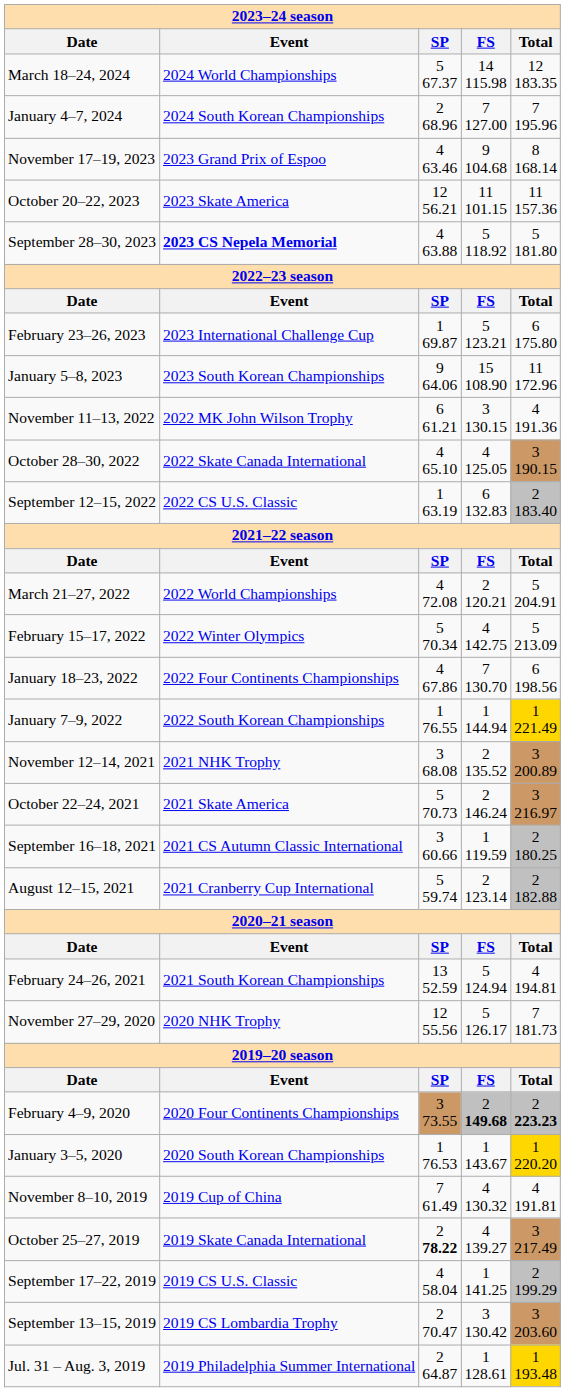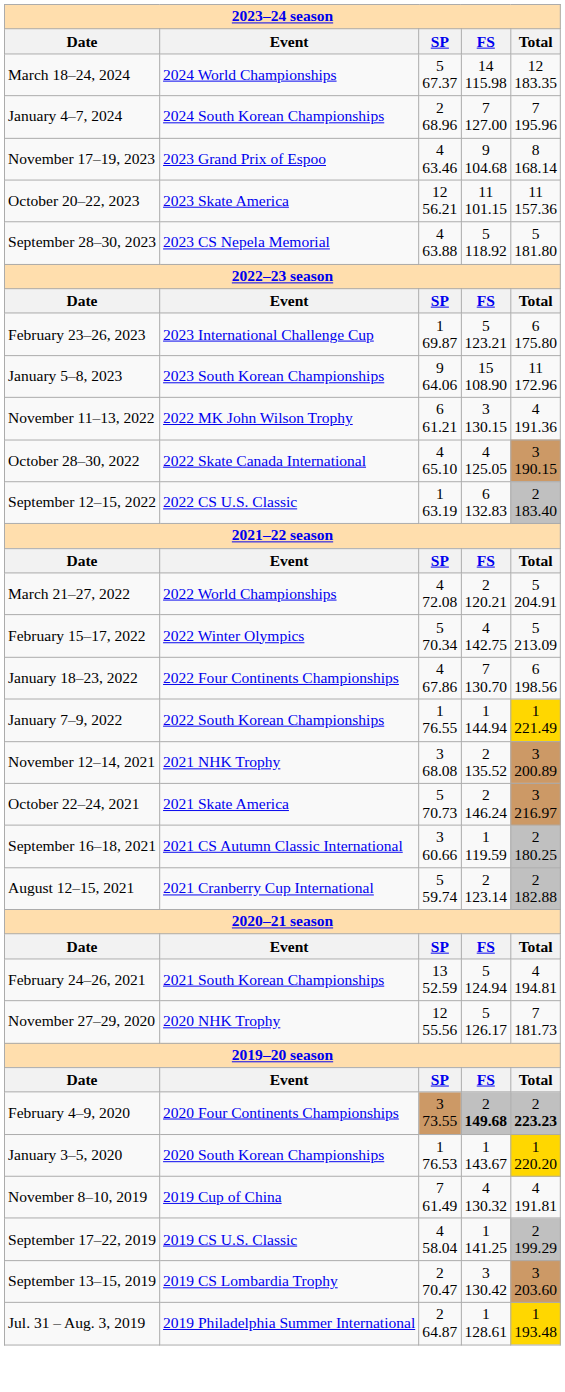(250, 243) bold -> (246, 243) normal
- row: (74, 1239)
